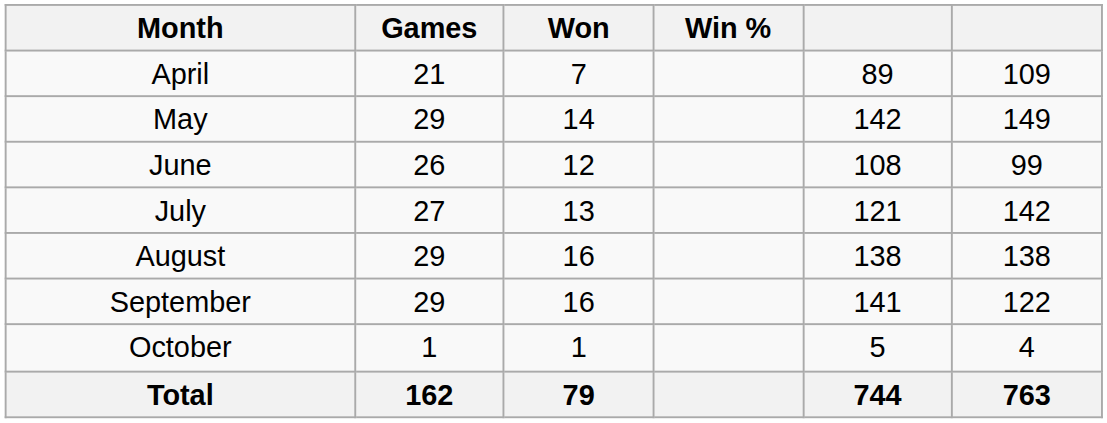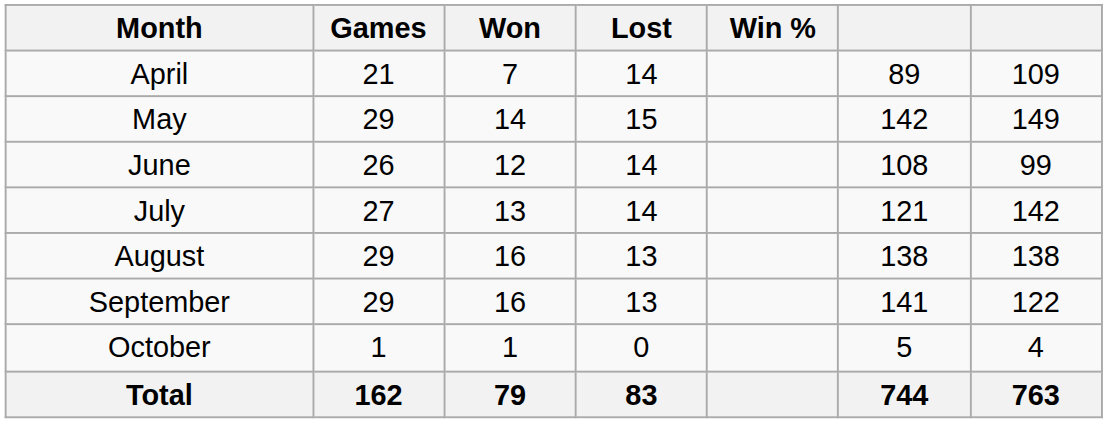+ column: (641, 28)
